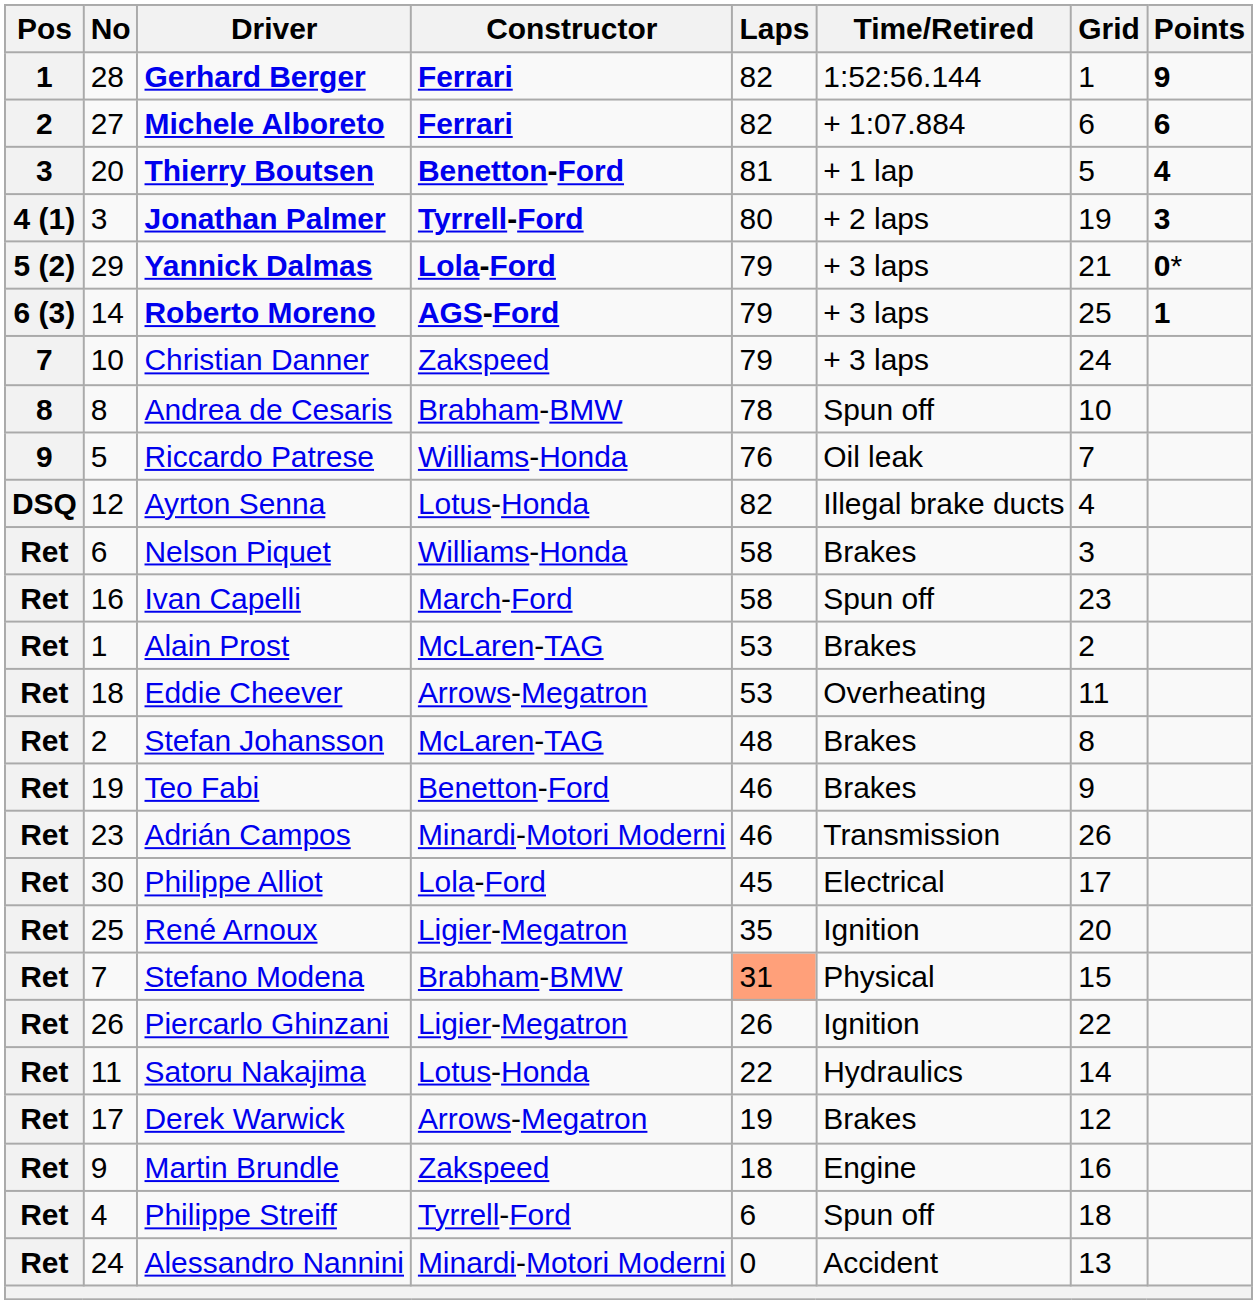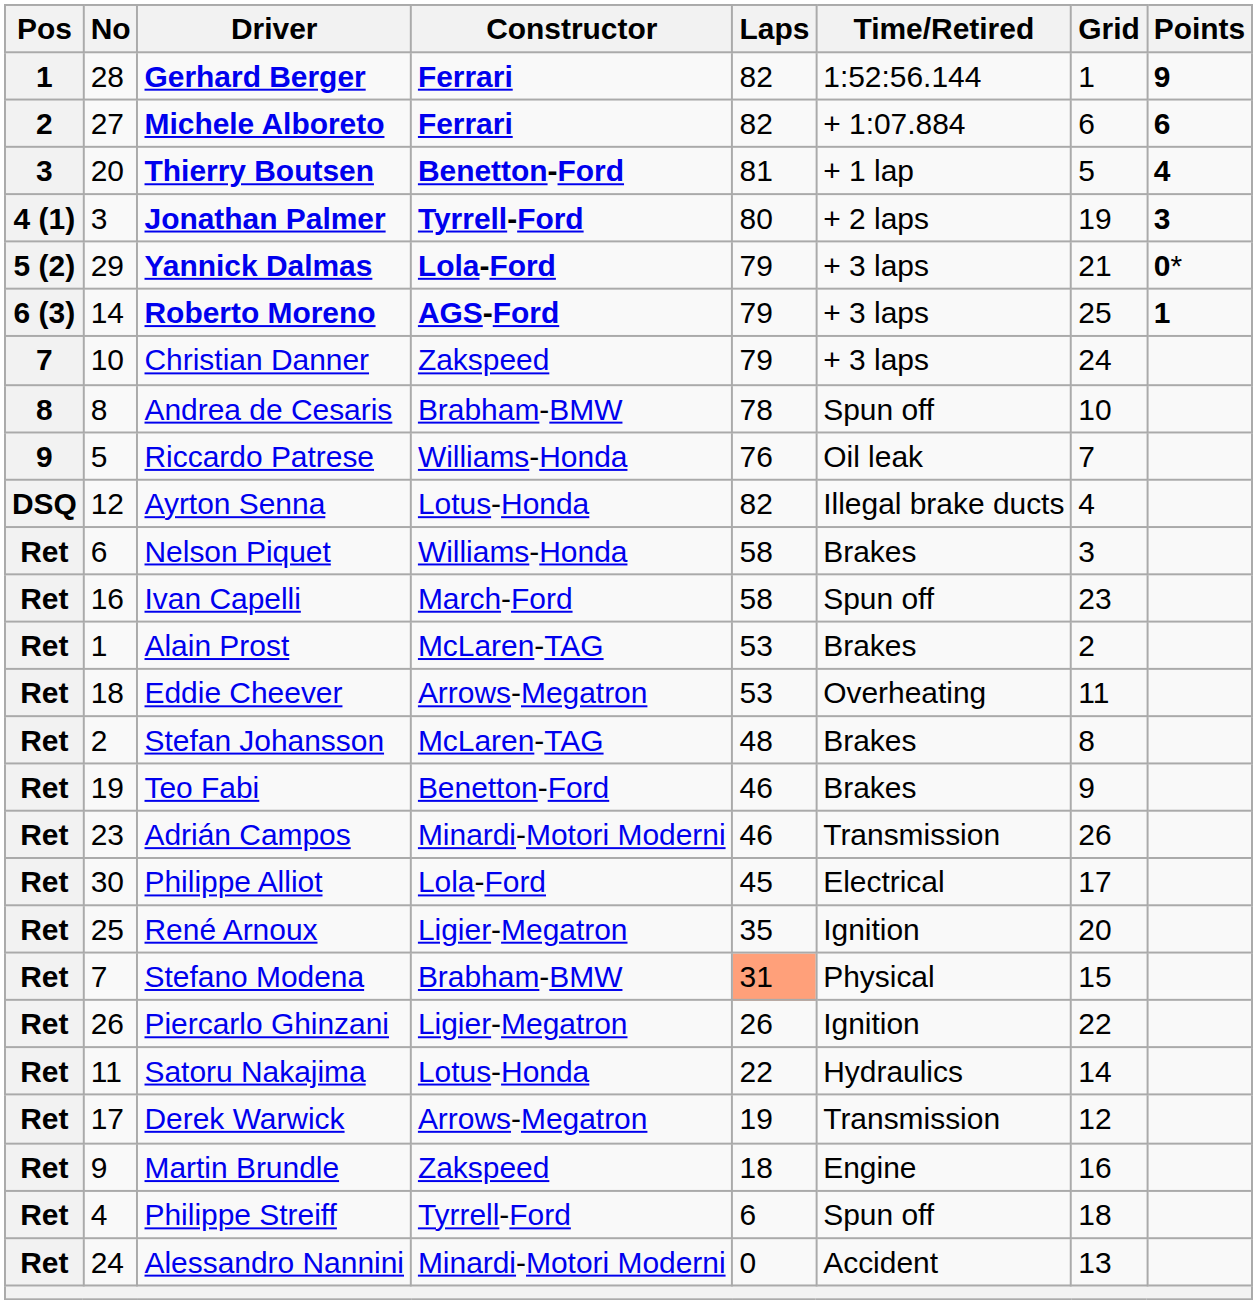(870, 1119) Brakes -> (912, 1119) Transmission
